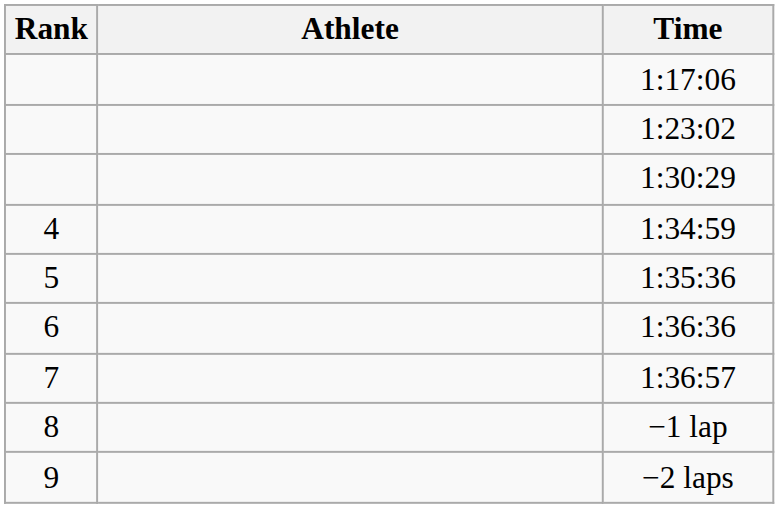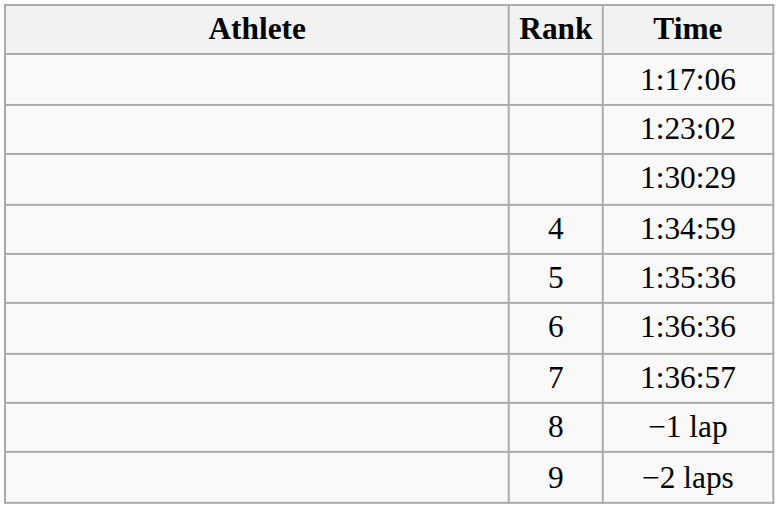columns swapped: (51, 29) <-> (350, 29)
